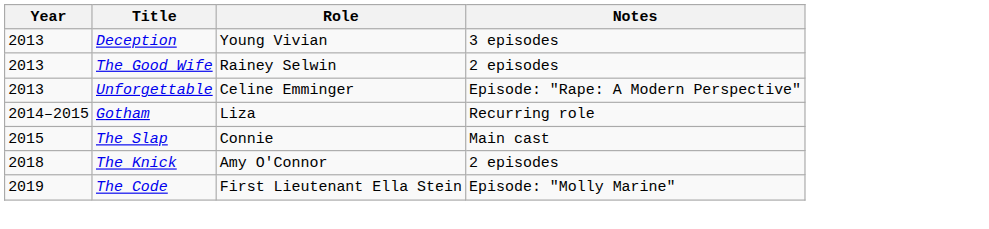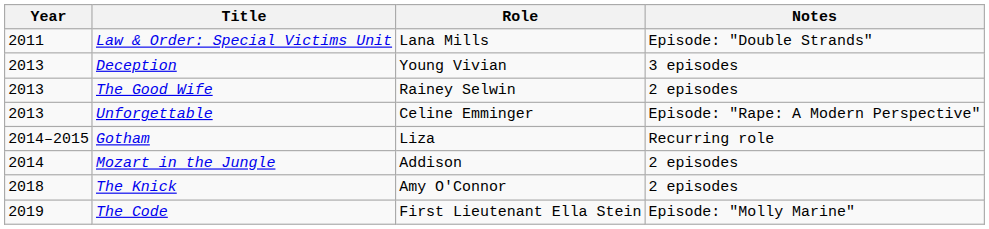+ row: (244, 41)
+ row: (186, 163)
- row: (132, 139)
